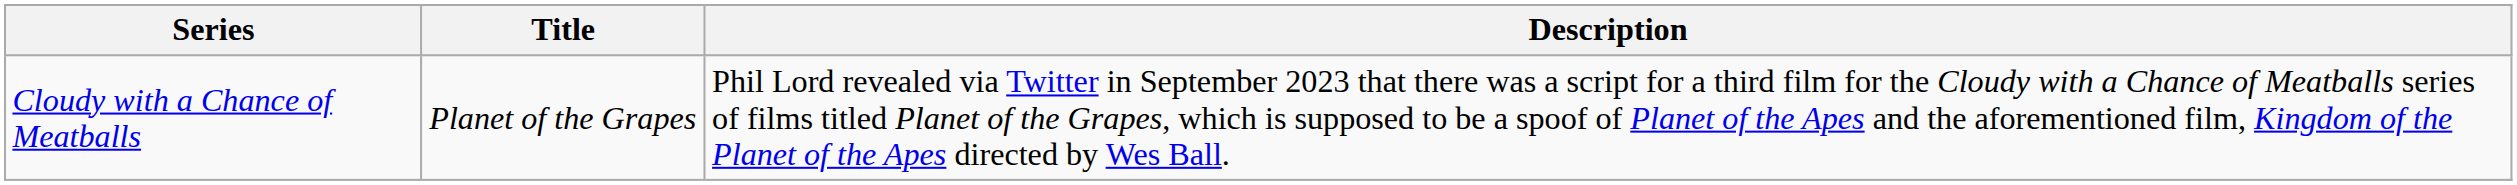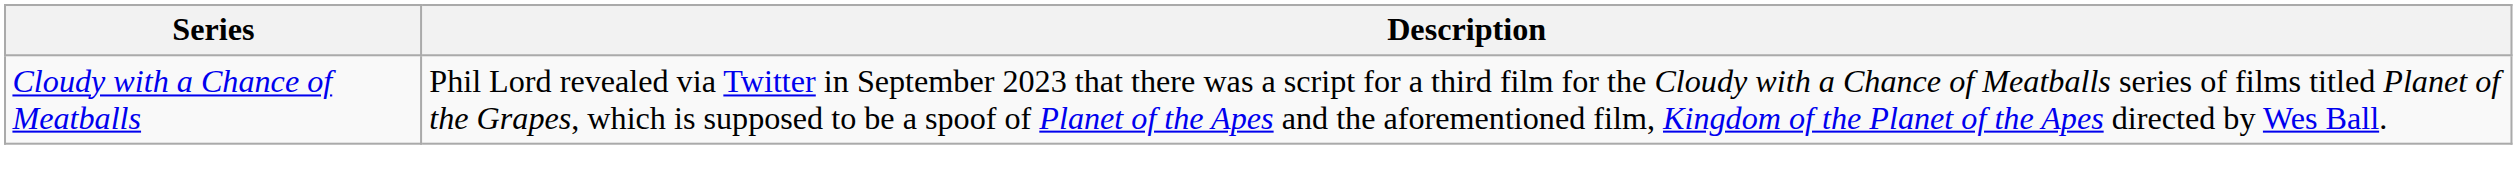- column: (563, 30)
